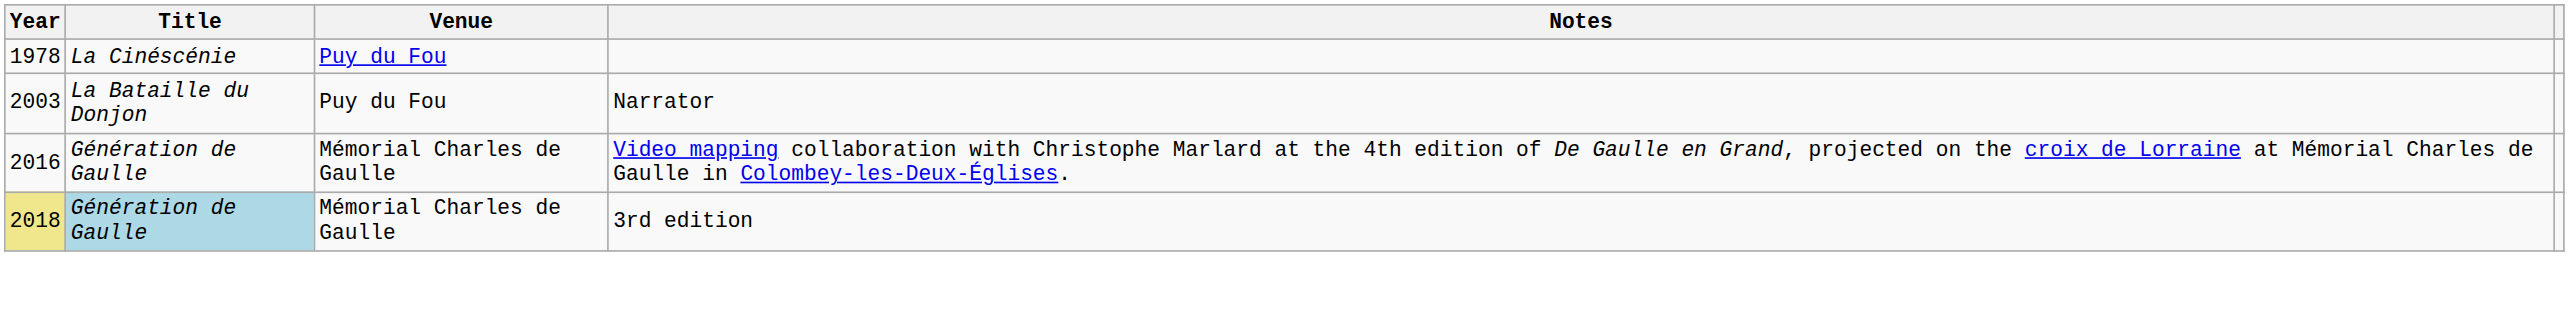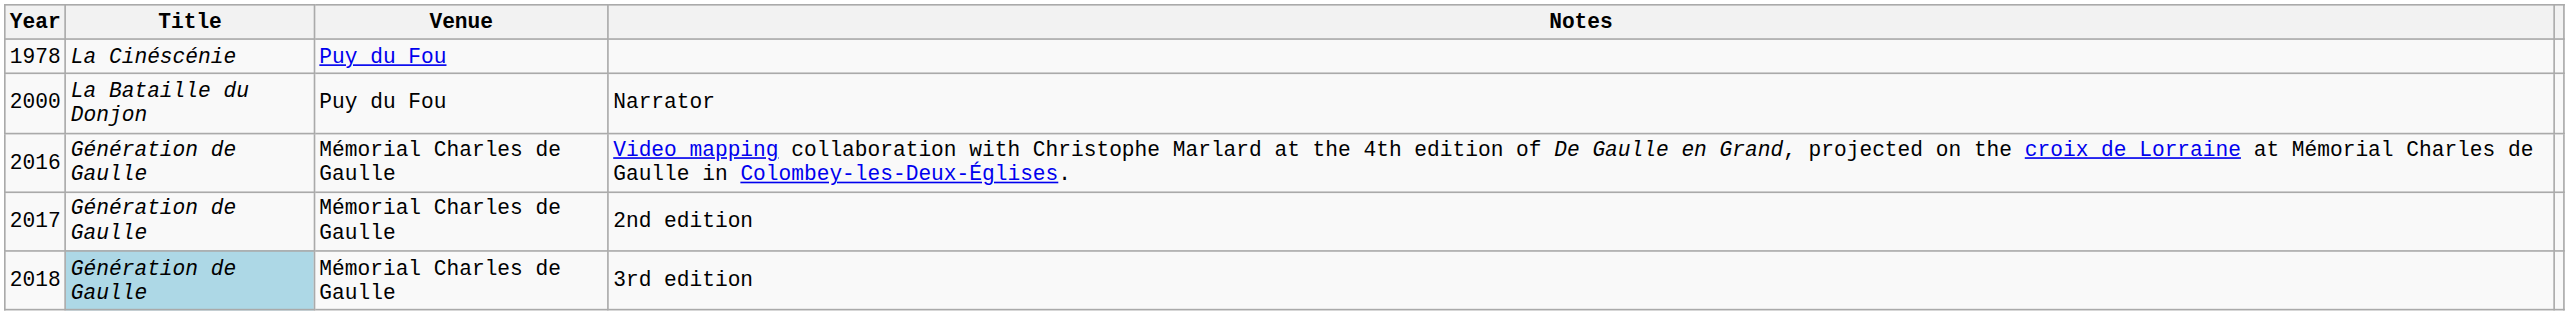(35, 103) 2003 -> (35, 103) 2000
+ row: (683, 221)
(35, 221) khaki background -> (35, 280) no background
